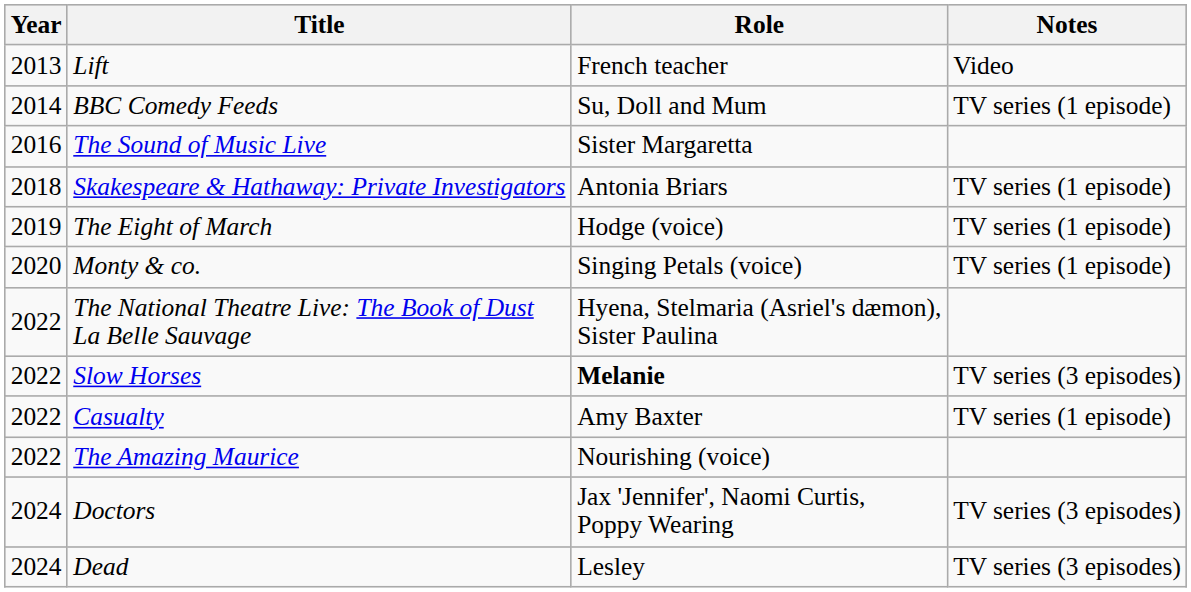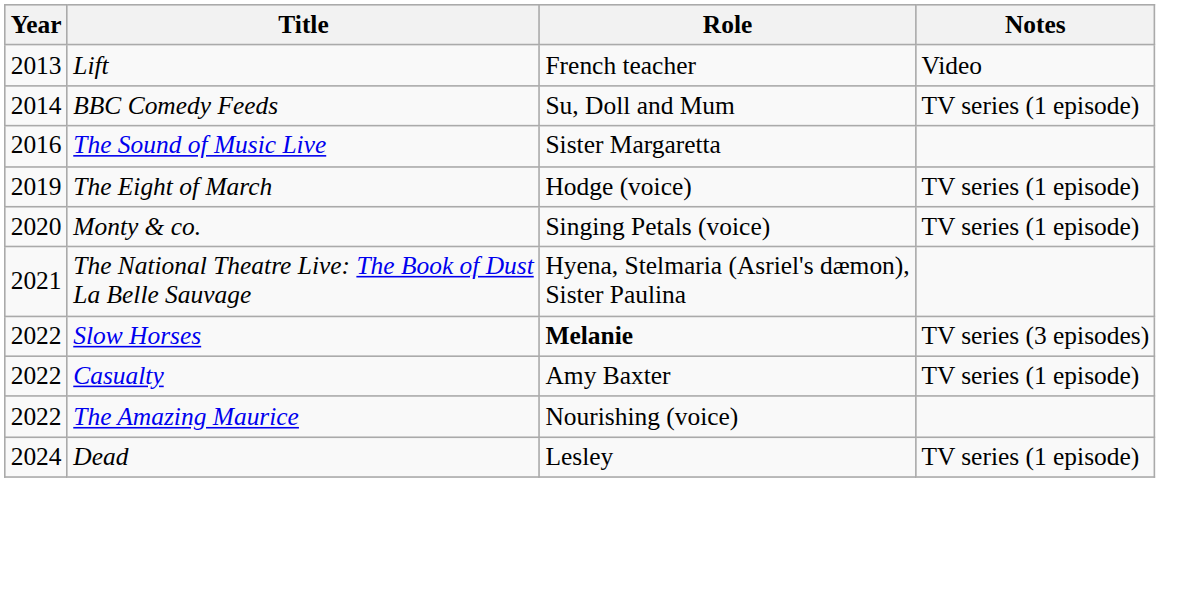- row: (319, 186)
(36, 321) 2022 -> (36, 281) 2021
- row: (114, 511)
(1067, 566) TV series (3 episodes) -> (1030, 456) TV series (1 episode)
